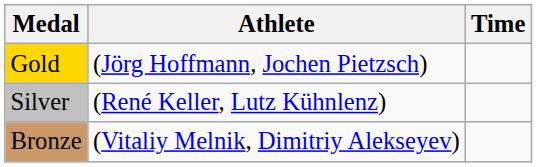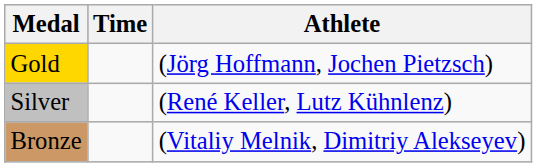columns swapped: (276, 24) <-> (498, 24)
